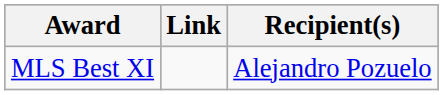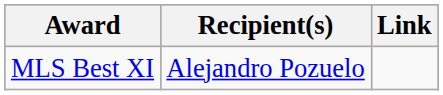columns swapped: (332, 25) <-> (194, 25)
